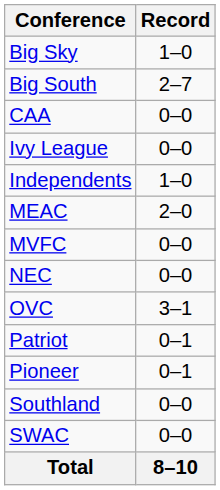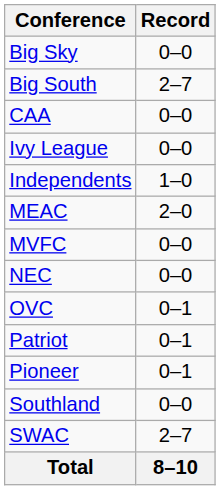(175, 52) 1–0 -> (175, 52) 0–0
(175, 308) 3–1 -> (175, 308) 0–1
(175, 436) 0–0 -> (175, 436) 2–7
